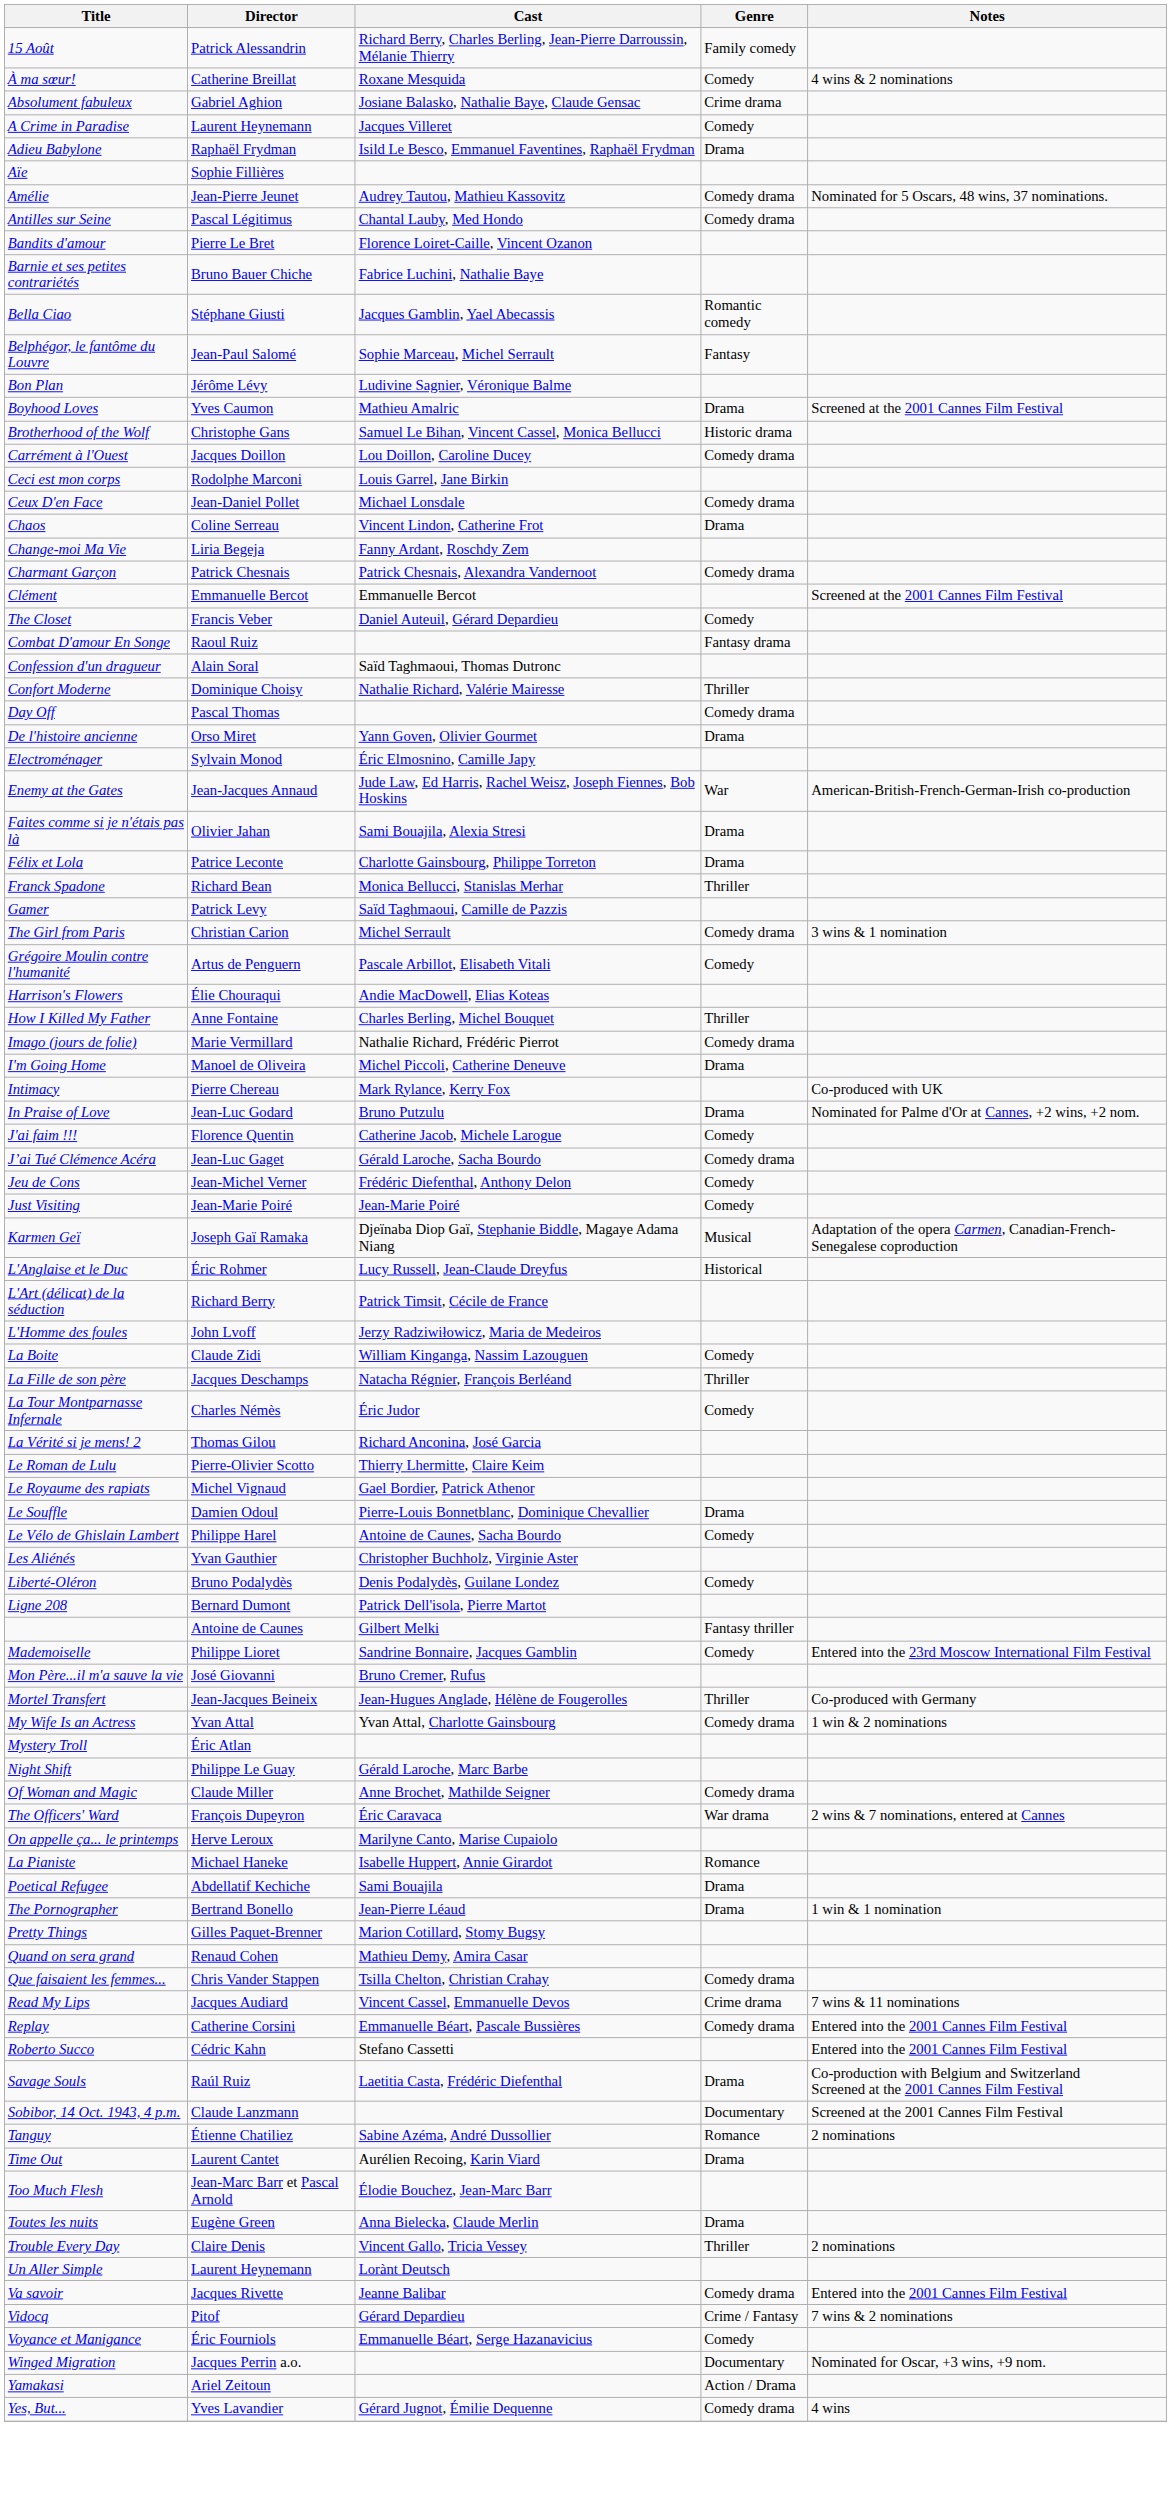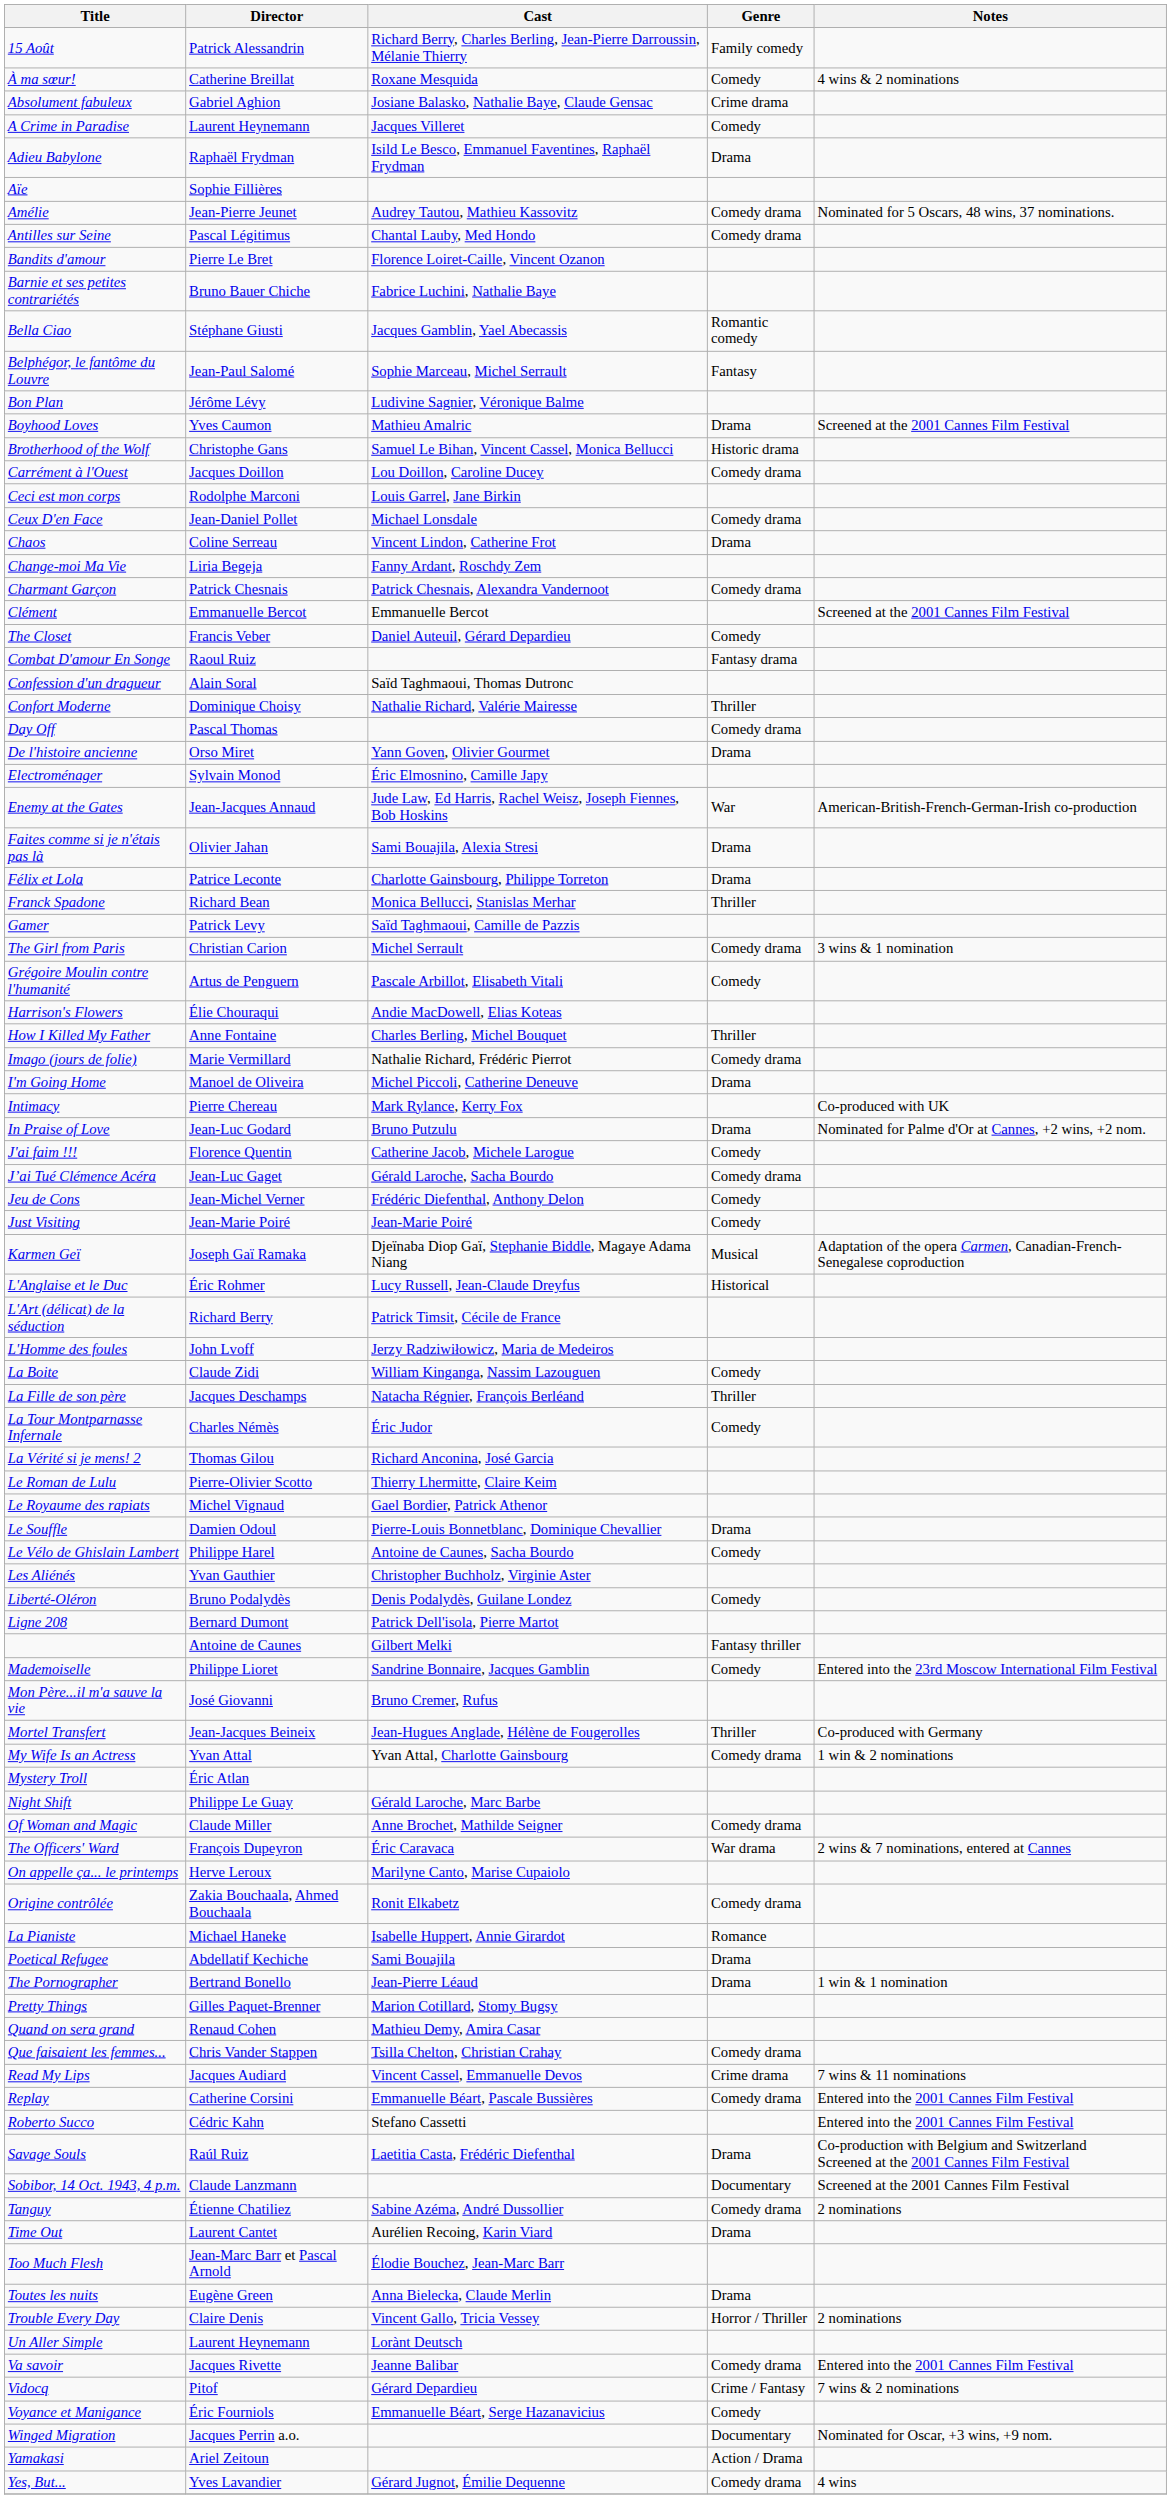+ row: (60, 1904)
(732, 2135) Romance -> (756, 2208) Comedy drama
(727, 2245) Thriller -> (759, 2318) Horror / Thriller
